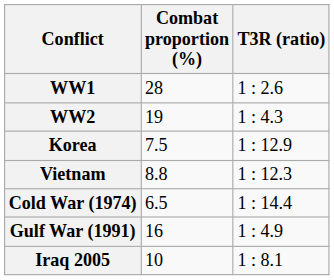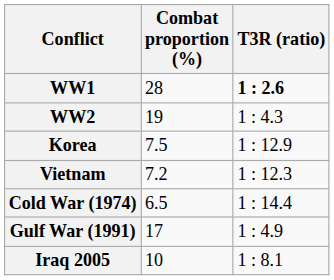(260, 88) normal -> (261, 88) bold
(156, 174) 8.8 -> (156, 174) 7.2
(154, 231) 16 -> (154, 231) 17
